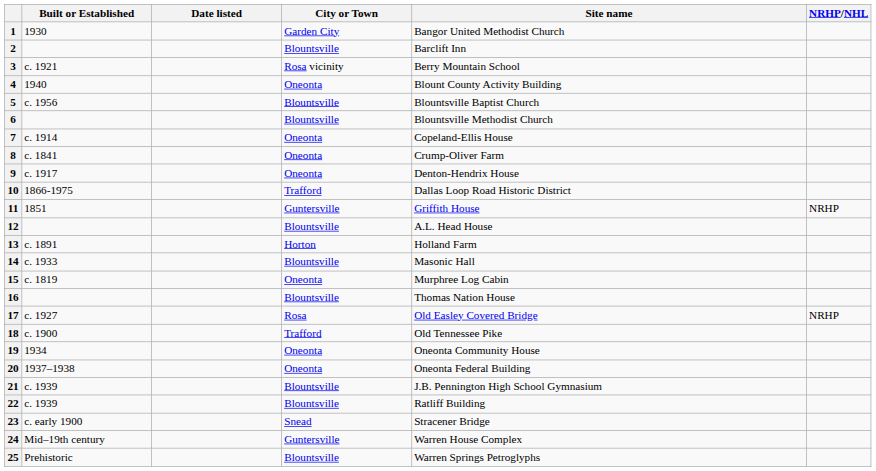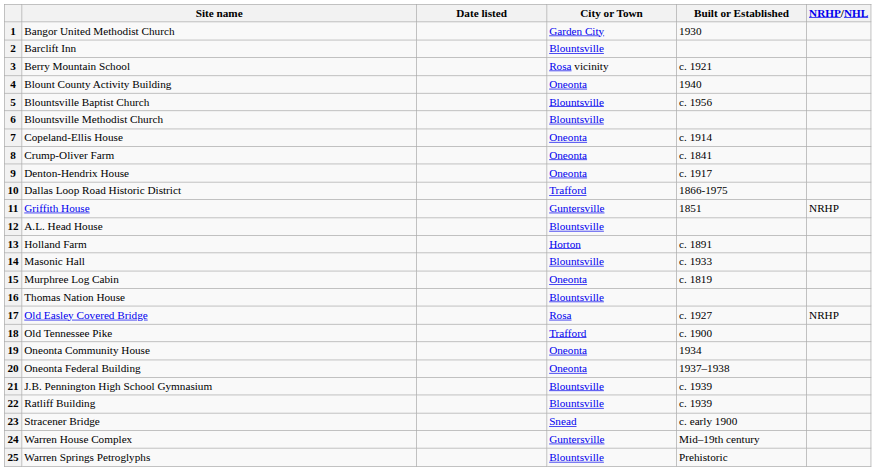columns swapped: (609, 13) <-> (87, 13)
